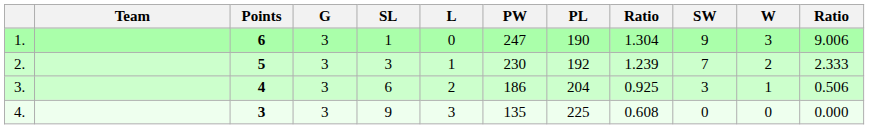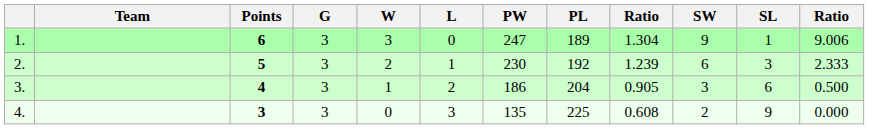columns swapped: (768, 16) <-> (388, 16)
(578, 40) 190 -> (578, 40) 189
(705, 64) 7 -> (705, 64) 6
(641, 87) 0.925 -> (641, 87) 0.905
(831, 87) 0.506 -> (831, 87) 0.500
(705, 111) 0 -> (705, 111) 2
